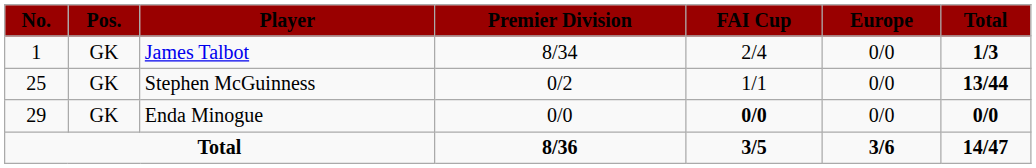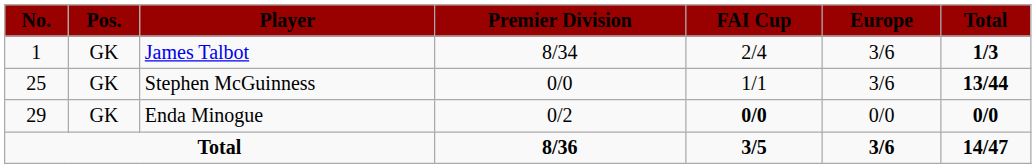(882, 52) 0/0 -> (882, 52) 3/6
(560, 83) 0/2 -> (560, 83) 0/0
(882, 83) 0/0 -> (882, 83) 3/6
(560, 115) 0/0 -> (560, 115) 0/2
